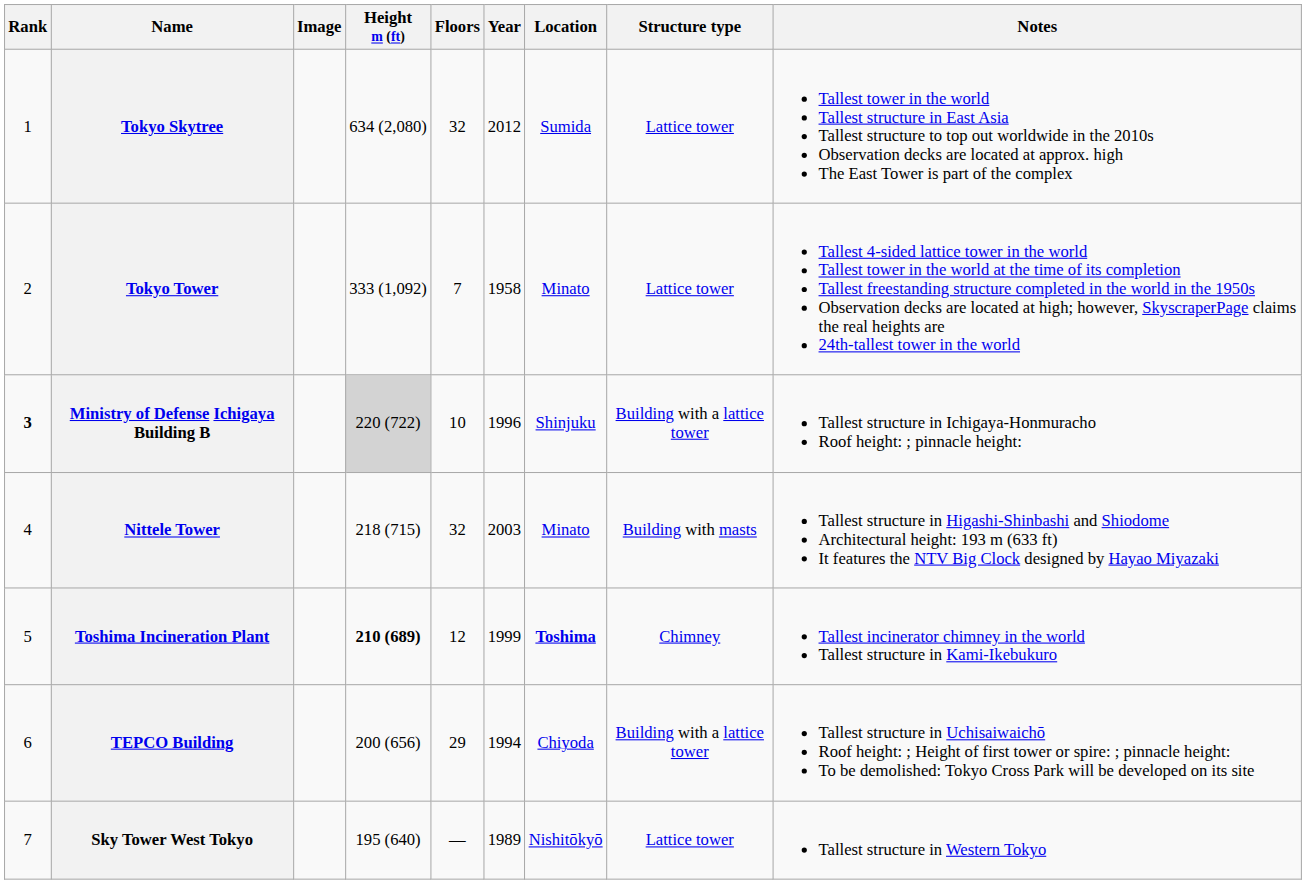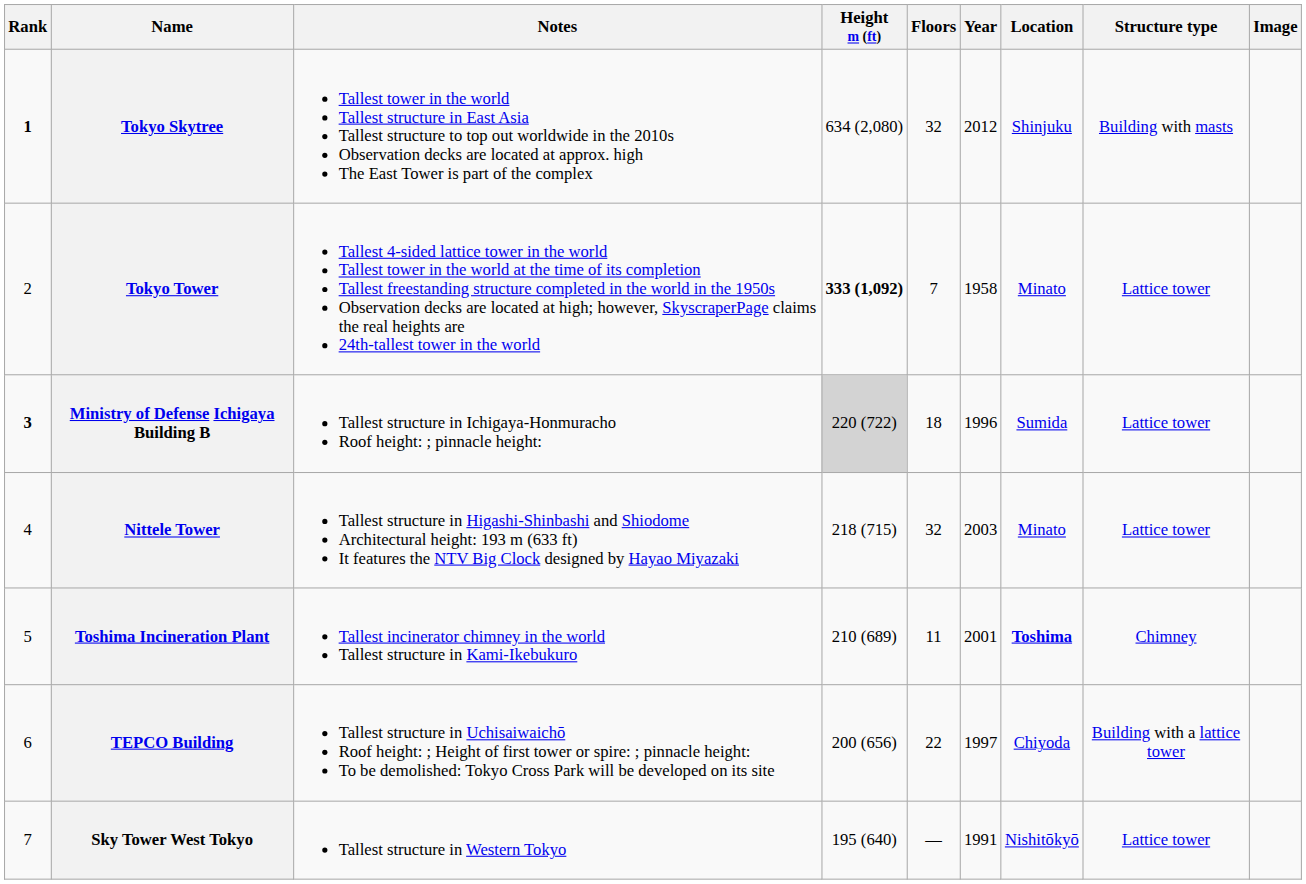columns swapped: (319, 27) <-> (1037, 27)
(28, 126) normal -> (28, 126) bold
(566, 126) Sumida -> (1042, 126) Shinjuku
(690, 126) Lattice tower -> (1166, 126) Building with masts
(388, 288) normal -> (864, 288) bold
(457, 423) 10 -> (934, 423) 18
(566, 423) Shinjuku -> (1042, 423) Sumida
(690, 423) Building with a lattice tower -> (1166, 423) Lattice tower
(690, 529) Building with masts -> (1166, 529) Lattice tower
(388, 636) bold -> (864, 636) normal
(457, 636) 12 -> (934, 636) 11
(504, 636) 1999 -> (981, 636) 2001
(457, 742) 29 -> (934, 742) 22
(504, 742) 1994 -> (981, 742) 1997
(504, 839) 1989 -> (981, 839) 1991
